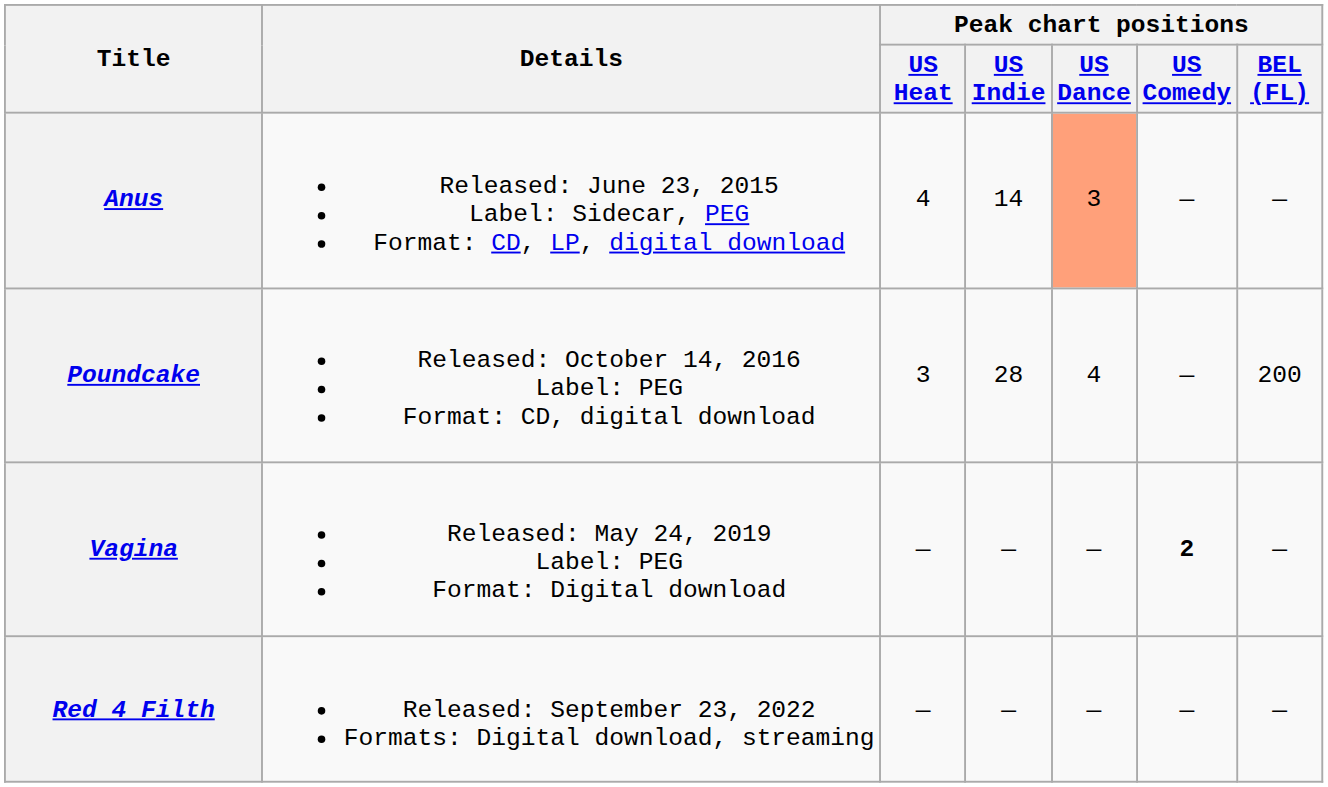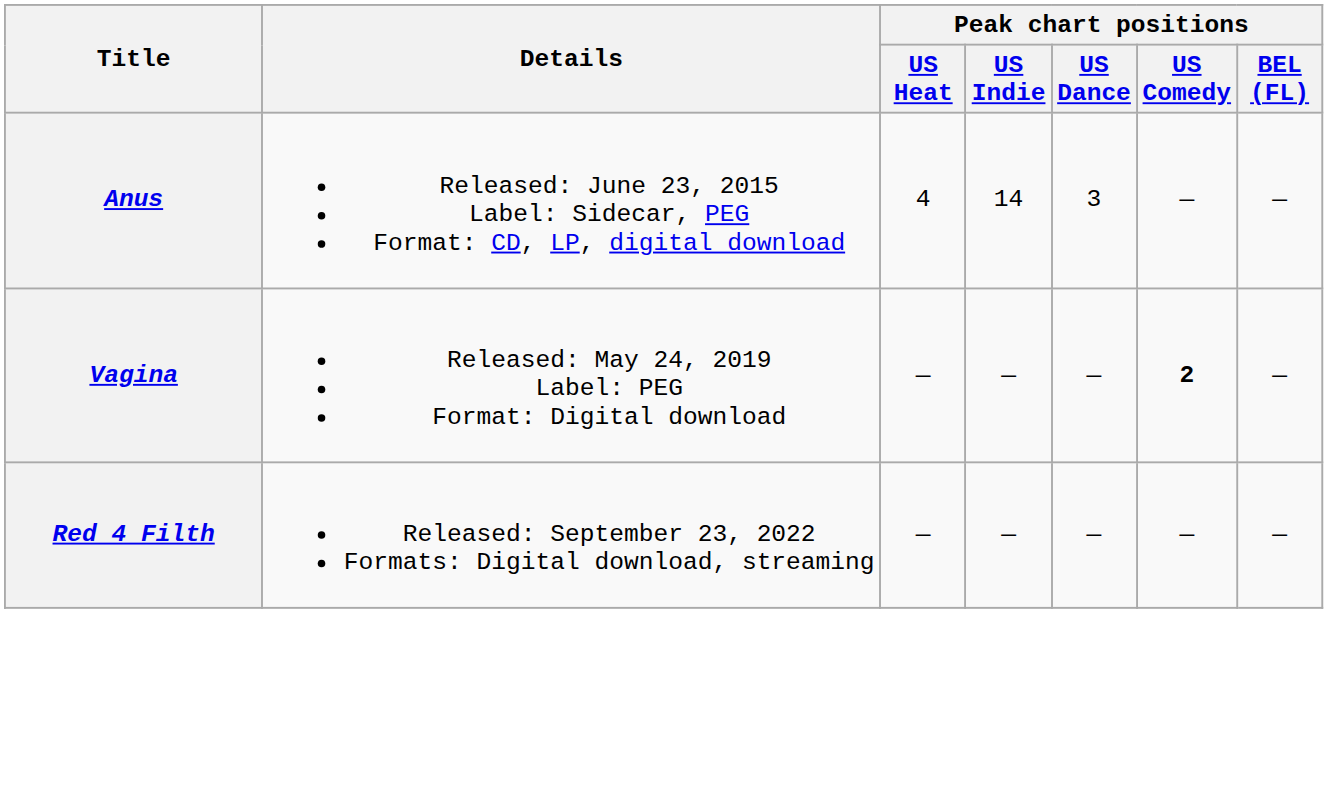(1094, 201) lightsalmon background -> (1094, 201) no background
- row: (134, 375)
